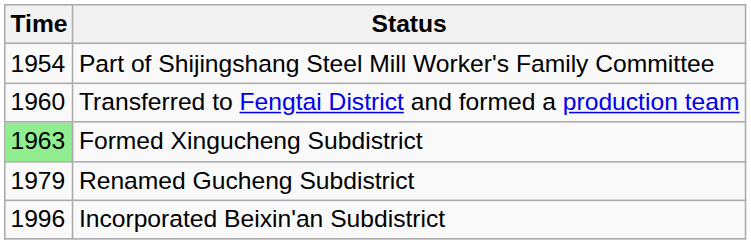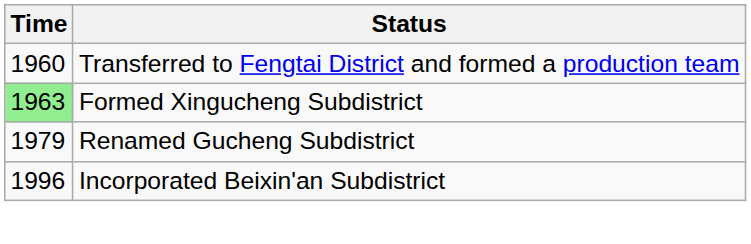- row: (397, 63)
